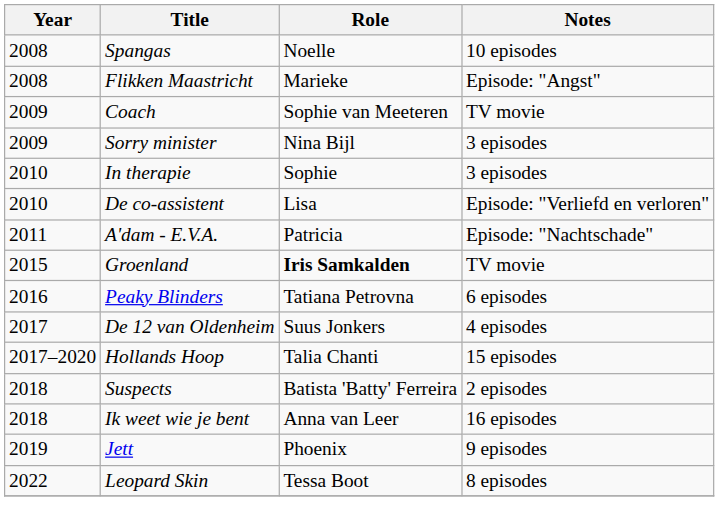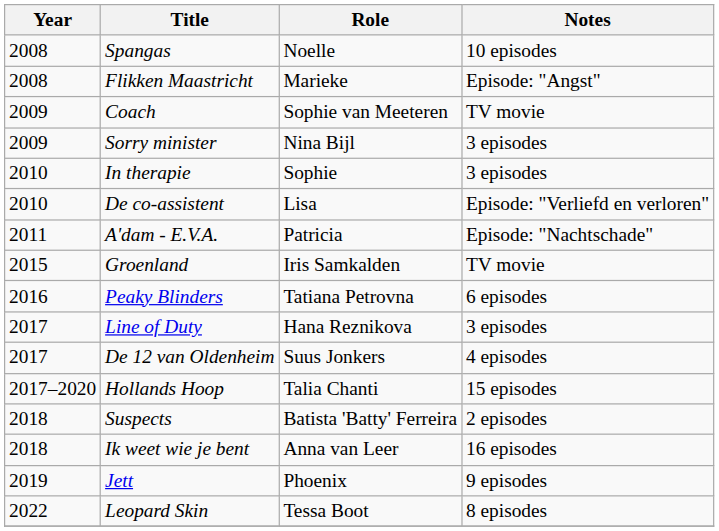(347, 265) bold -> (342, 265) normal
+ row: (154, 326)
